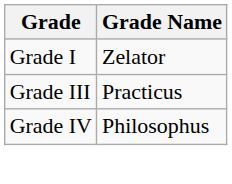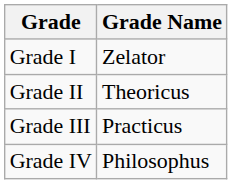+ row: (47, 91)
